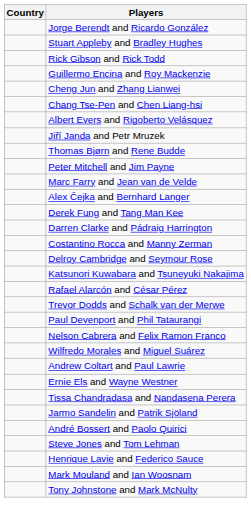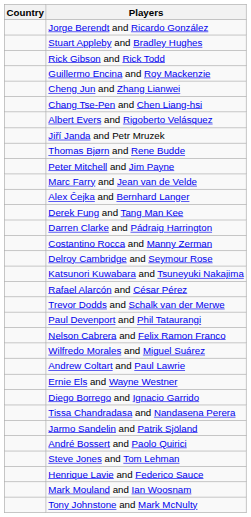+ row: (124, 397)
